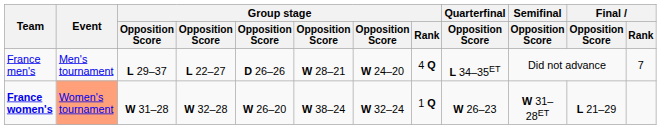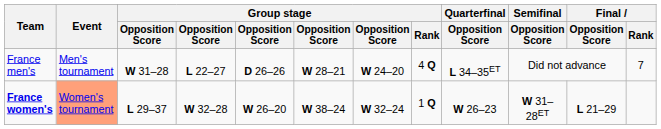(147, 71) L 29–37 -> (147, 71) W 31–28
(147, 109) W 31–28 -> (147, 109) L 29–37
